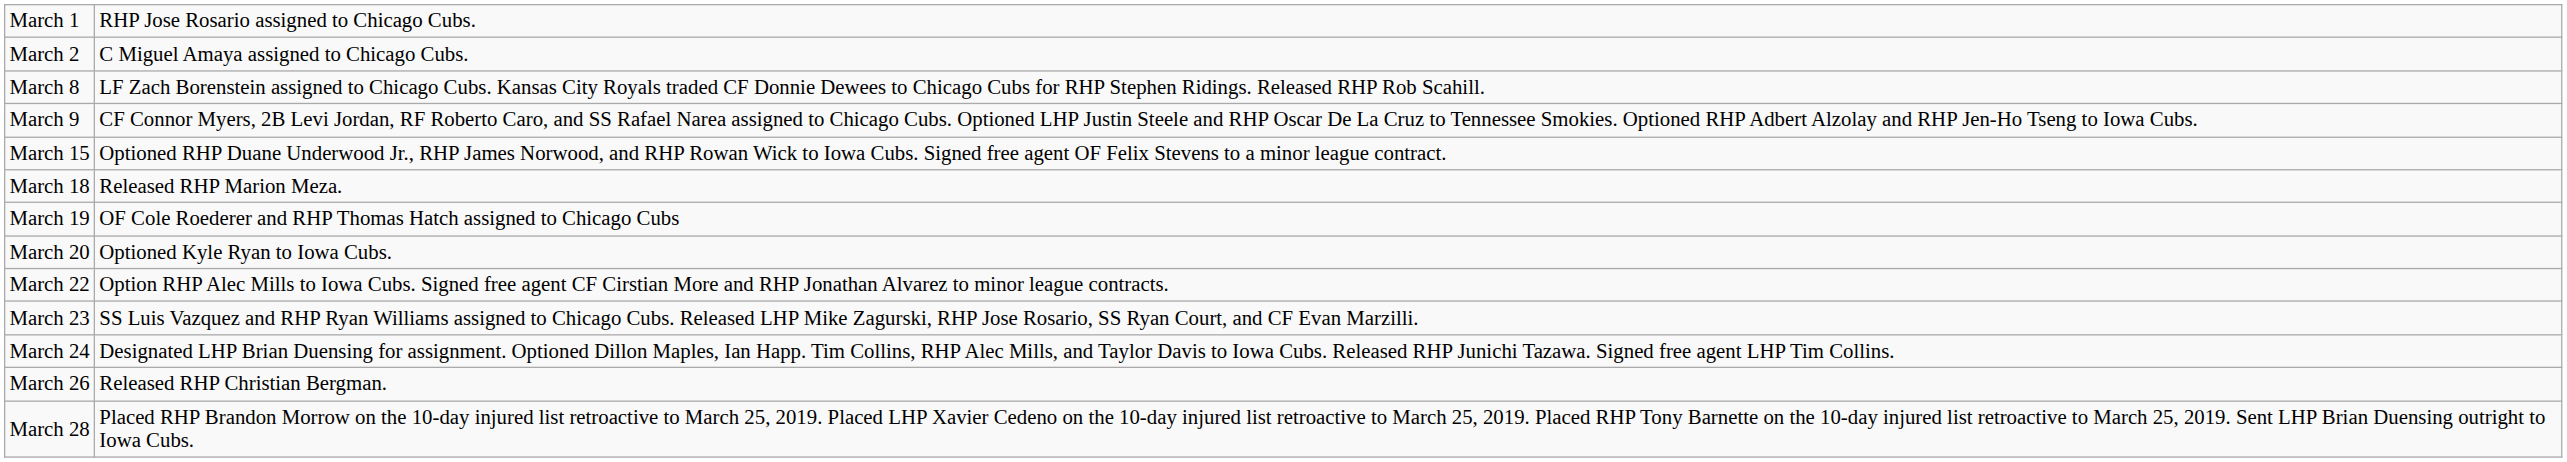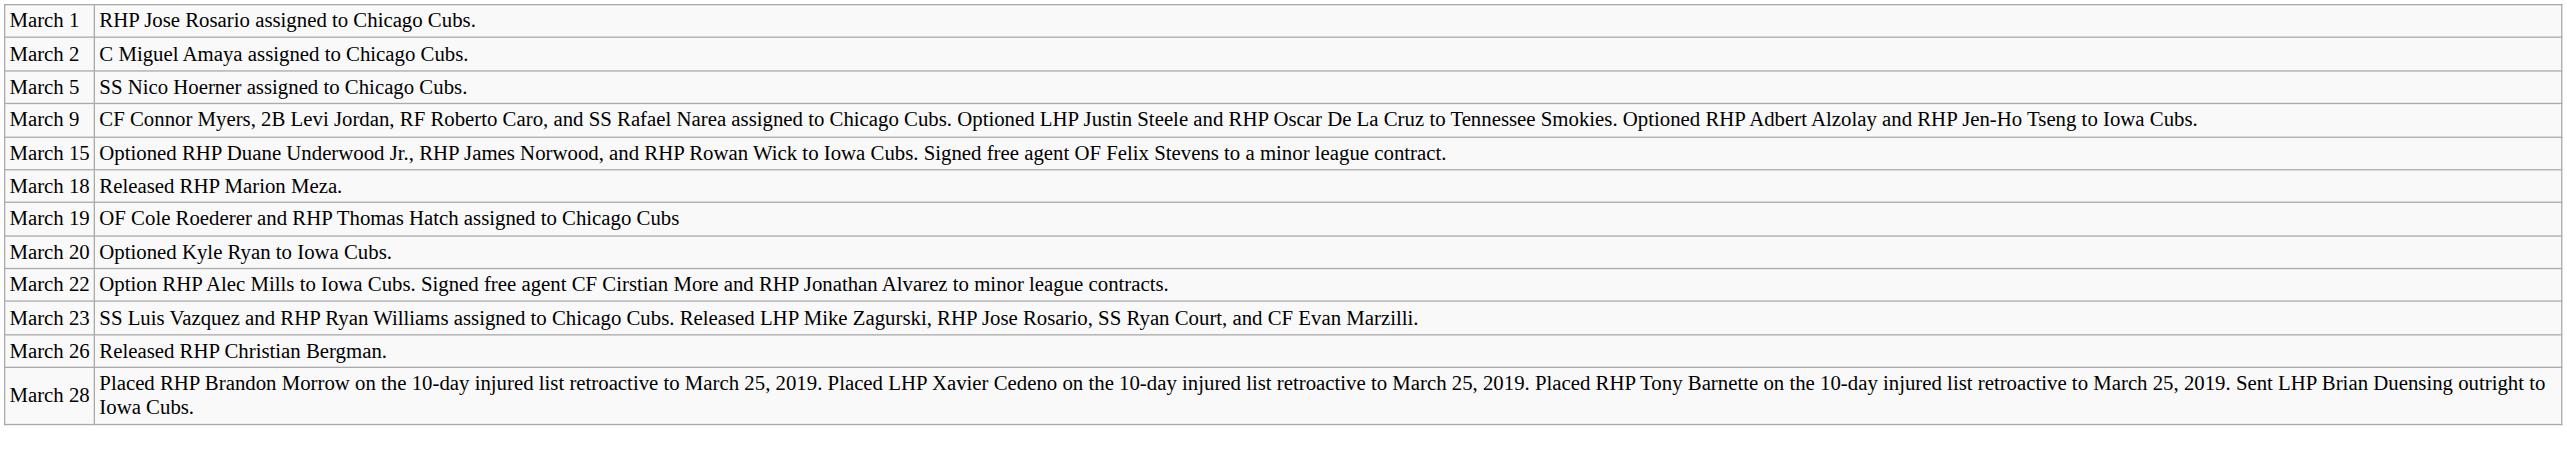+ row: (44, 86)
- row: (44, 86)
- row: (50, 350)
